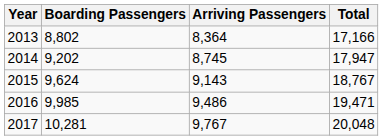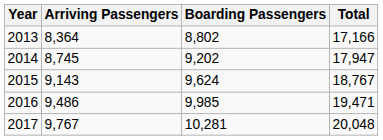columns swapped: (115, 15) <-> (259, 15)
